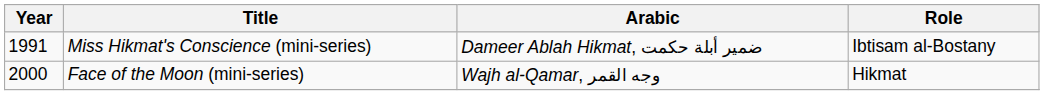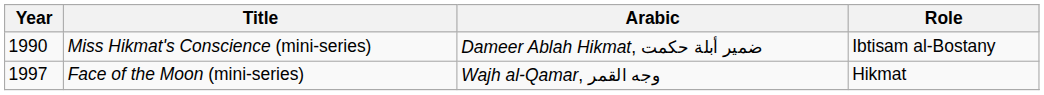(28, 46) 1991 -> (28, 46) 1990
(28, 75) 2000 -> (28, 75) 1997
